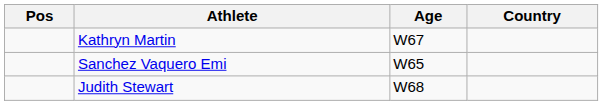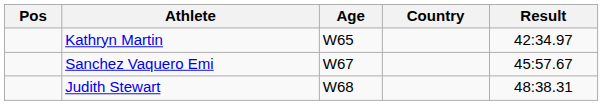+ column: (543, 16)
(409, 40) W67 -> (338, 40) W65
(409, 64) W65 -> (338, 64) W67
